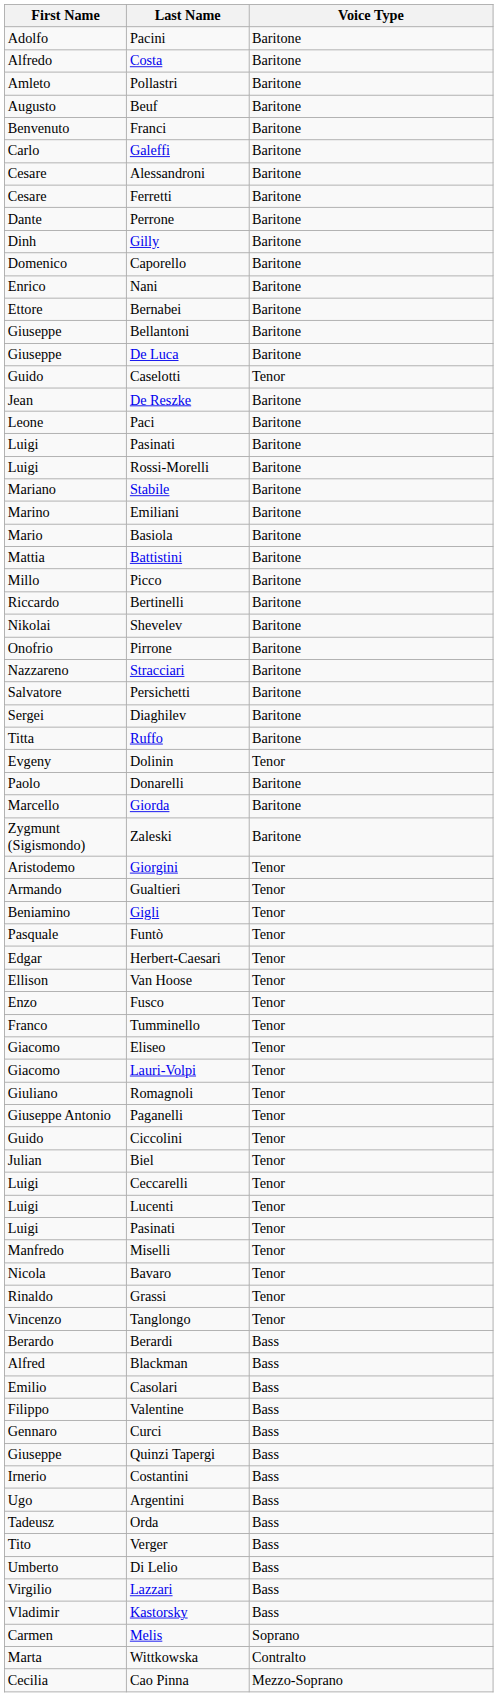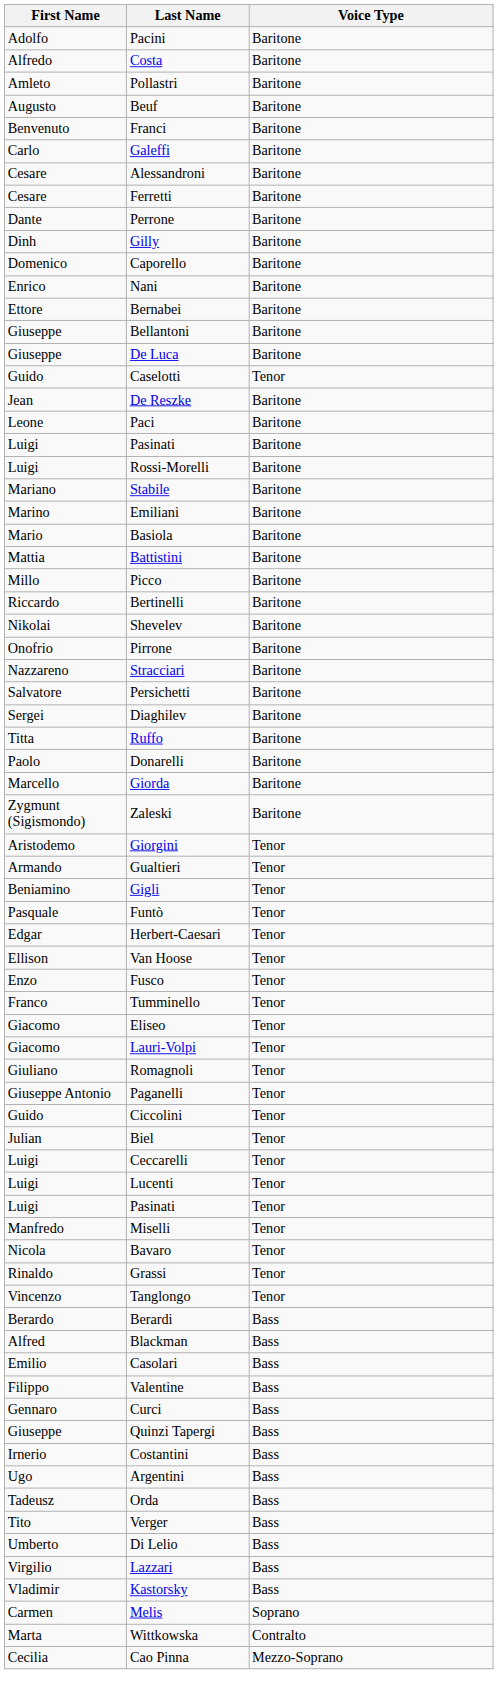- row: (152, 761)
